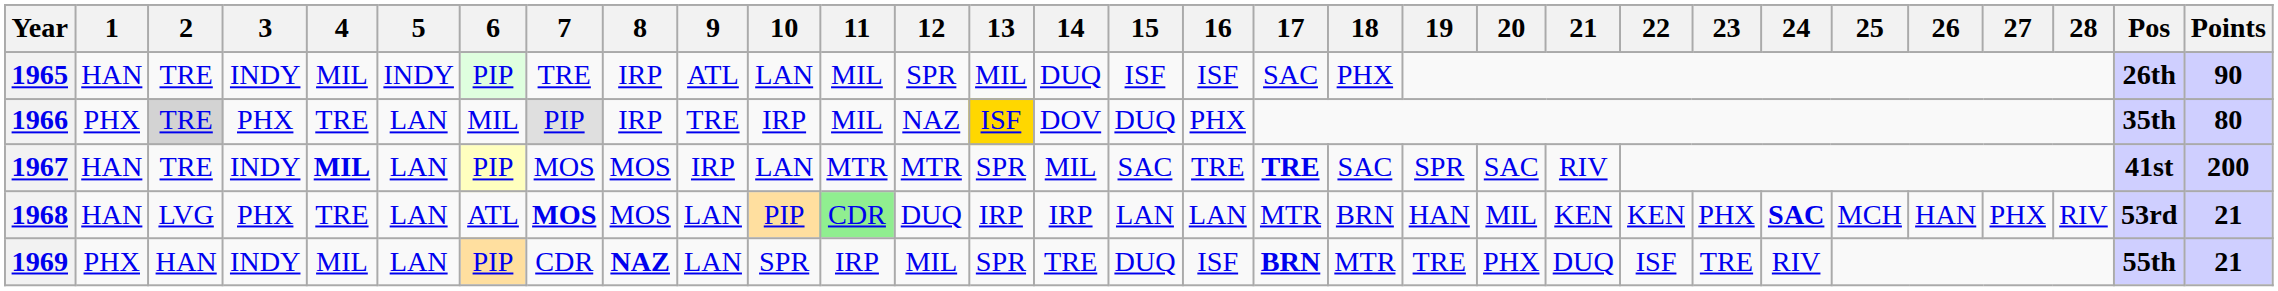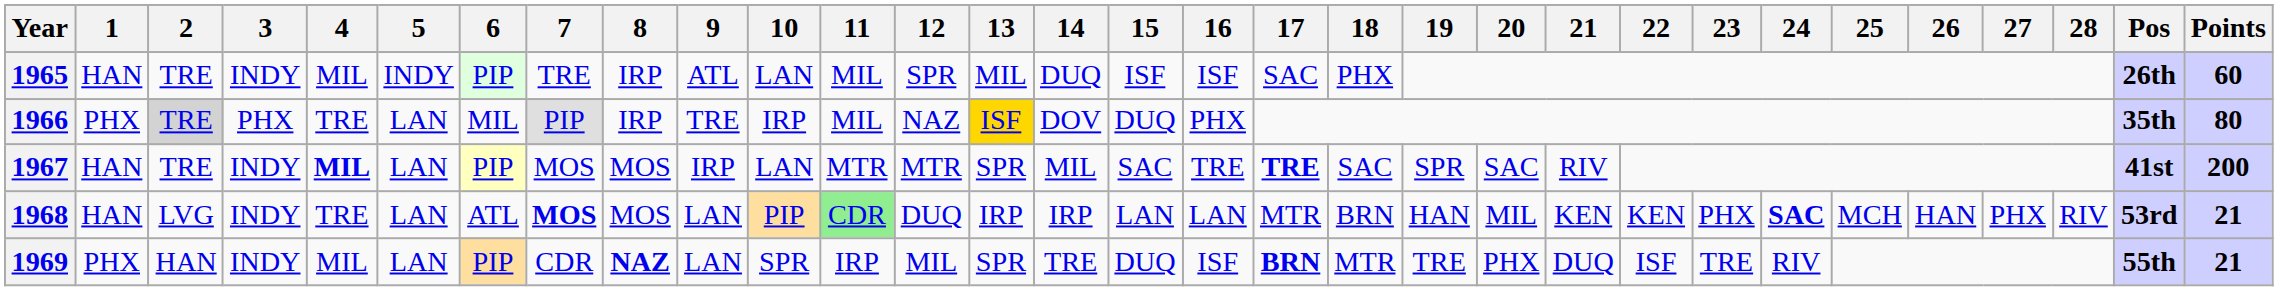(2228, 74) 90 -> (2228, 74) 60
(265, 214) PHX -> (265, 214) INDY
